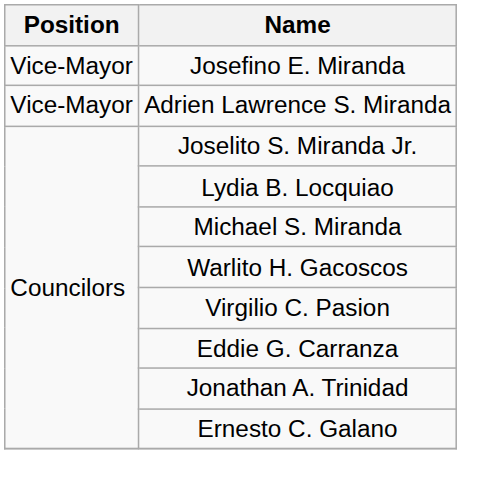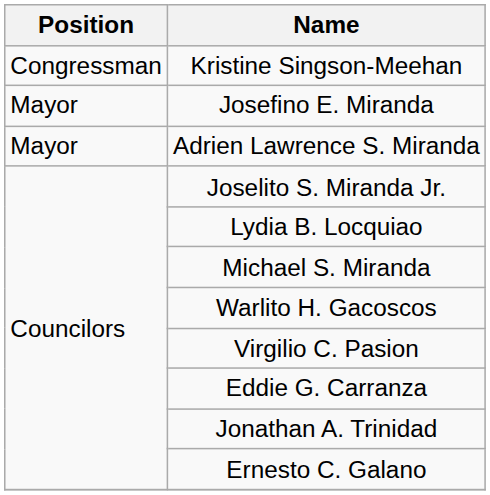+ row: (326, 65)
(72, 65) Vice-Mayor -> (44, 106) Mayor
(72, 106) Vice-Mayor -> (44, 146) Mayor
